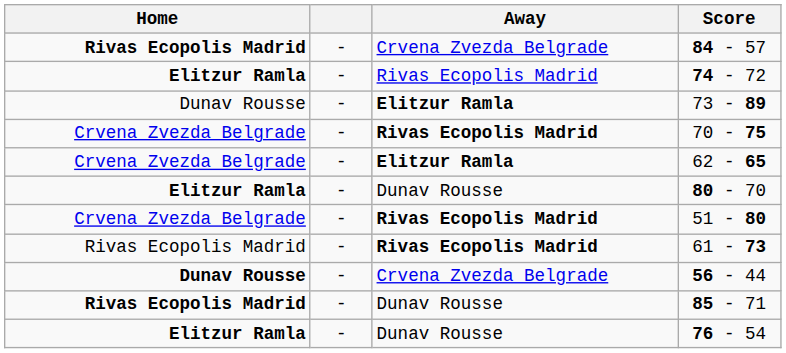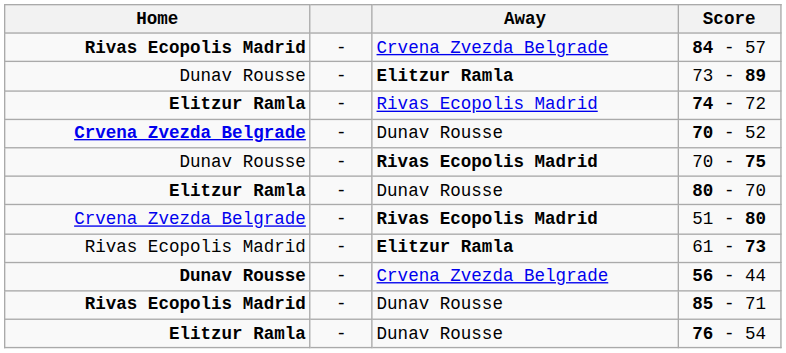rows swapped: (729, 105) <-> (729, 76)
+ row: (729, 133)
(190, 133) Crvena Zvezda Belgrade -> (243, 162) Dunav Rousse
- row: (729, 162)
(487, 248) Rivas Ecopolis Madrid -> (445, 248) Elitzur Ramla
